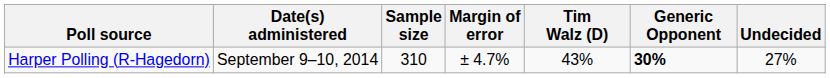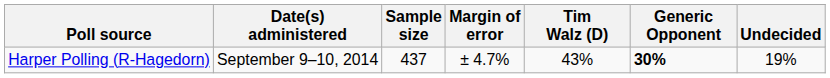(414, 60) 310 -> (414, 60) 437
(781, 60) 27% -> (781, 60) 19%
